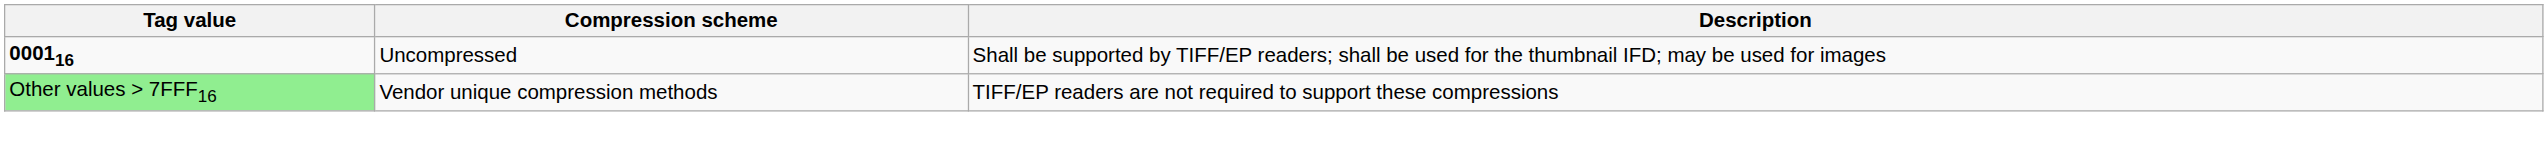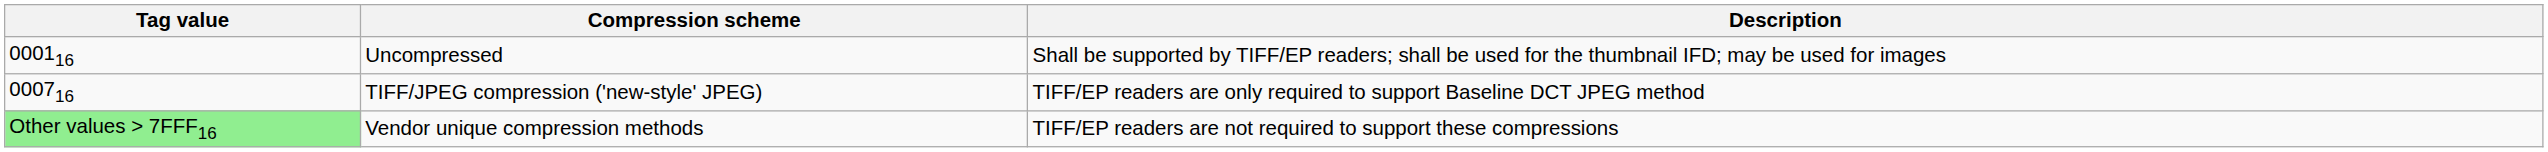(42, 55) bold -> (42, 55) normal
+ row: (564, 91)
